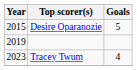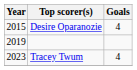(118, 27) 5 -> (118, 27) 4
